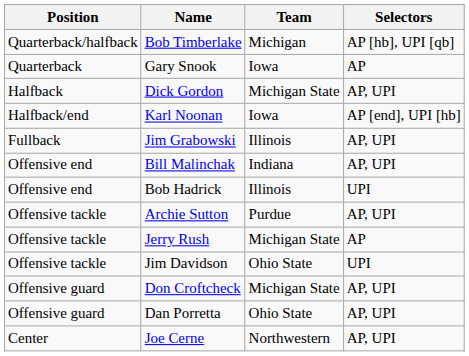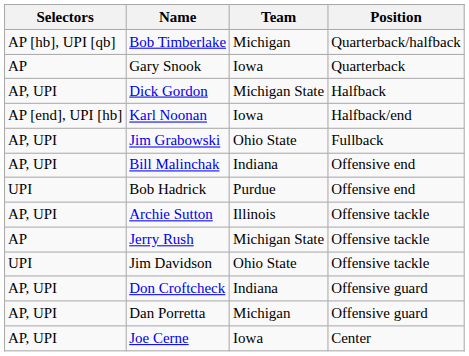columns swapped: (73, 17) <-> (404, 17)
(270, 140) Illinois -> (265, 140) Ohio State
(270, 190) Illinois -> (254, 190) Purdue
(270, 214) Purdue -> (254, 214) Illinois
(294, 288) Michigan State -> (256, 288) Indiana
(280, 313) Ohio State -> (262, 313) Michigan
(289, 338) Northwestern -> (248, 338) Iowa
